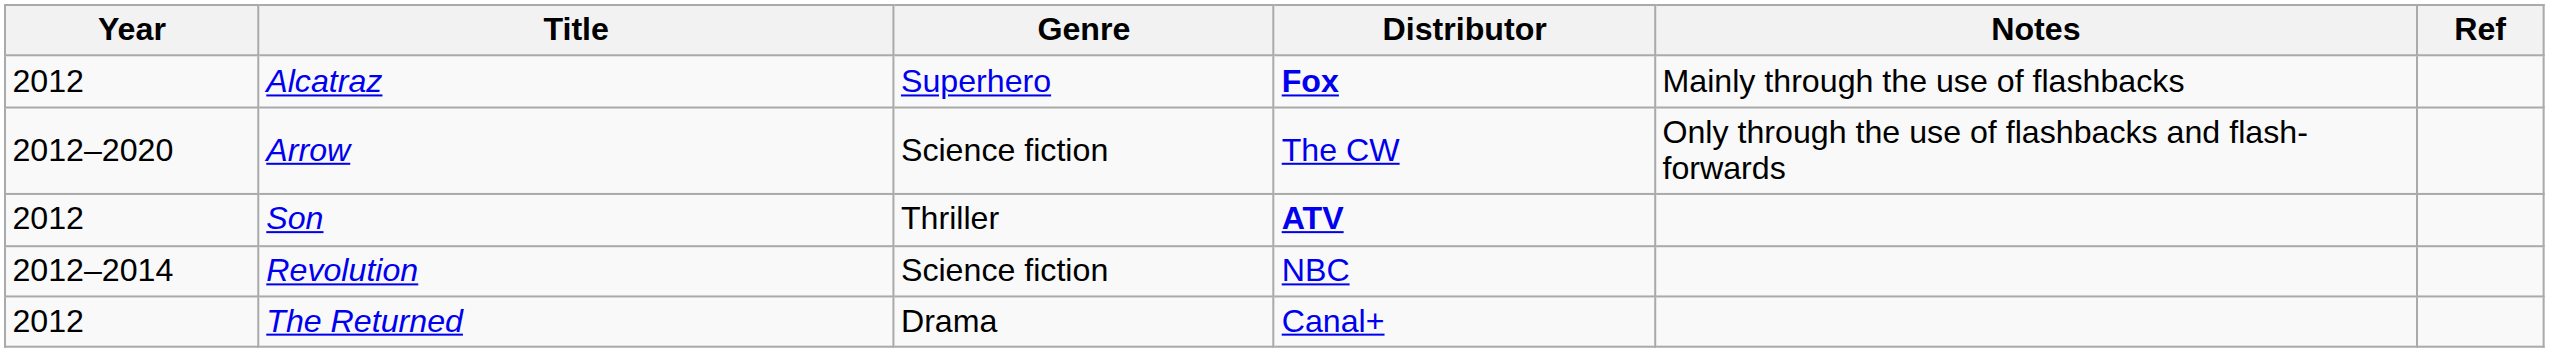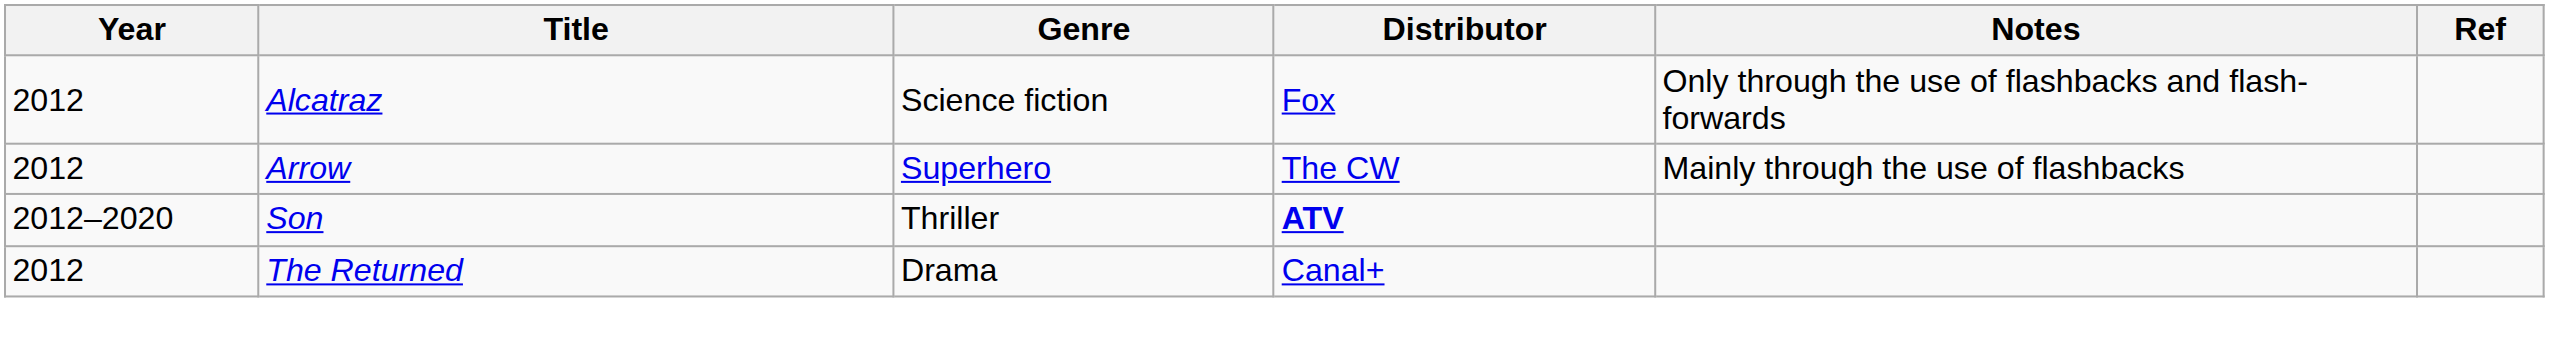(976, 81) Superhero -> (1005, 99) Science fiction
(1310, 81) bold -> (1309, 99) normal
(1923, 81) Mainly through the use of flashbacks -> (1985, 99) Only through the use of flashbacks and flash-forwards
(93, 150) 2012–2020 -> (48, 168) 2012
(1005, 150) Science fiction -> (976, 168) Superhero
(1985, 150) Only through the use of flashbacks and flash-forwards -> (1923, 168) Mainly through the use of flashbacks
(48, 219) 2012 -> (93, 219) 2012–2020
- row: (342, 270)
